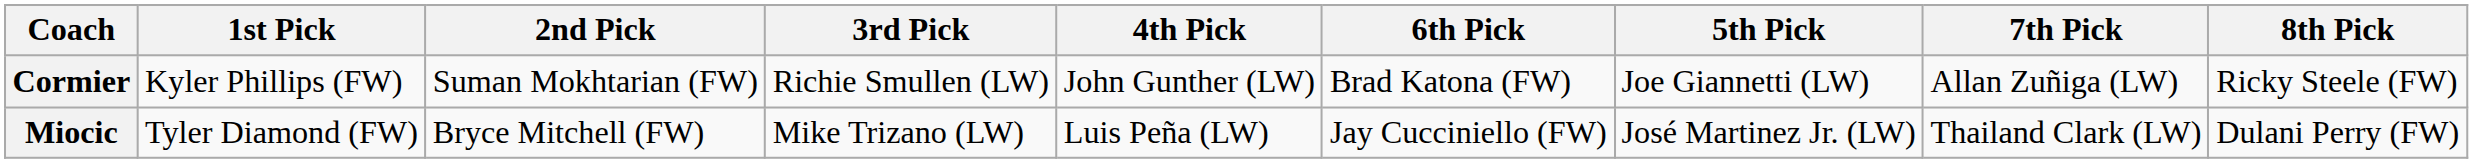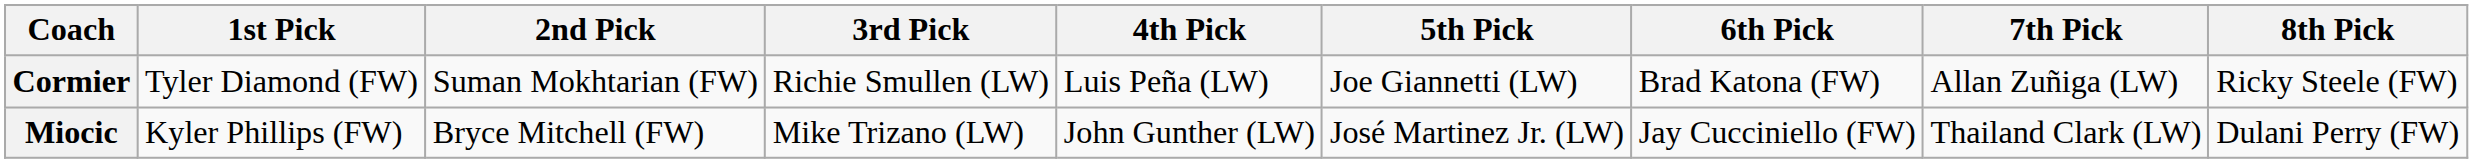columns swapped: (1769, 30) <-> (1468, 30)
(274, 81) Kyler Phillips (FW) -> (282, 81) Tyler Diamond (FW)
(1189, 81) John Gunther (LW) -> (1166, 81) Luis Peña (LW)
(282, 132) Tyler Diamond (FW) -> (274, 132) Kyler Phillips (FW)
(1166, 132) Luis Peña (LW) -> (1189, 132) John Gunther (LW)
